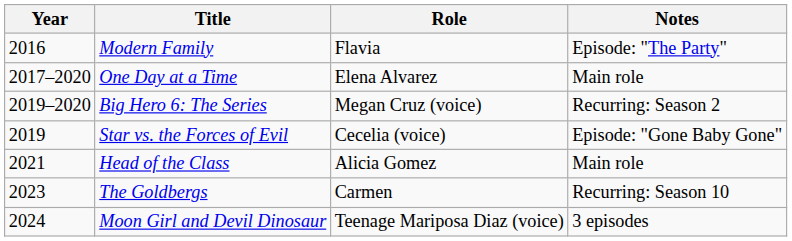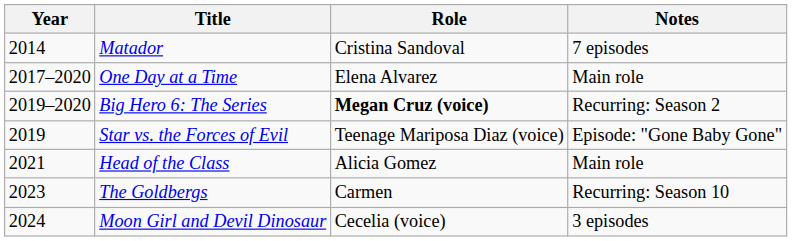+ row: (131, 47)
- row: (156, 47)
(408, 105) normal -> (412, 105) bold
(390, 134) Cecelia (voice) -> (449, 134) Teenage Mariposa Diaz (voice)
(449, 221) Teenage Mariposa Diaz (voice) -> (390, 221) Cecelia (voice)
